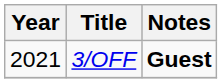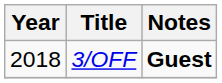(35, 58) 2021 -> (35, 58) 2018
